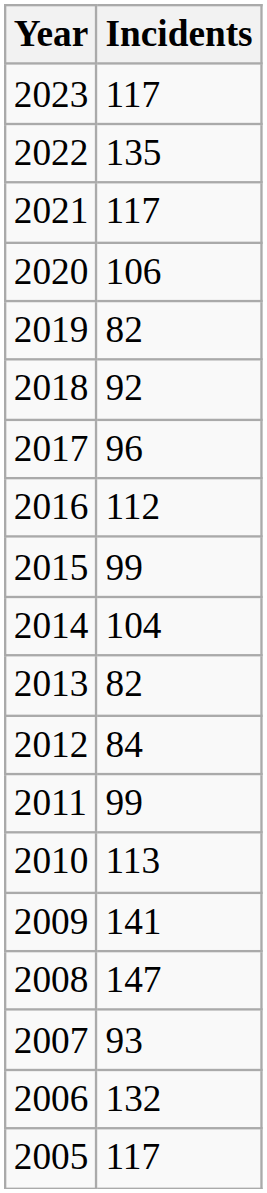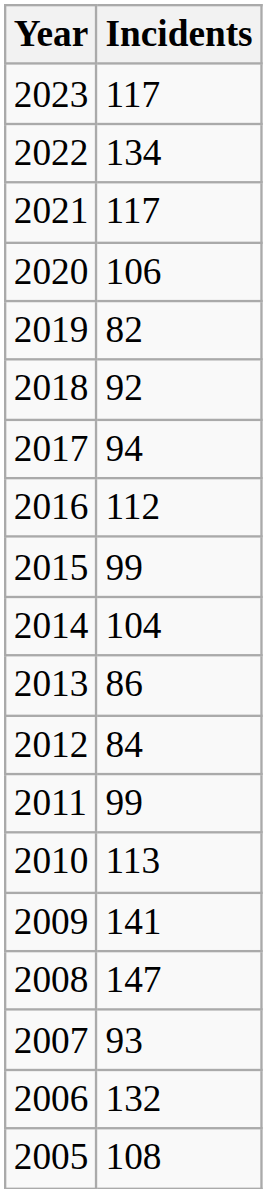(133, 152) 135 -> (133, 152) 134
(124, 447) 96 -> (124, 447) 94
(124, 684) 82 -> (124, 684) 86
(133, 1157) 117 -> (133, 1157) 108
